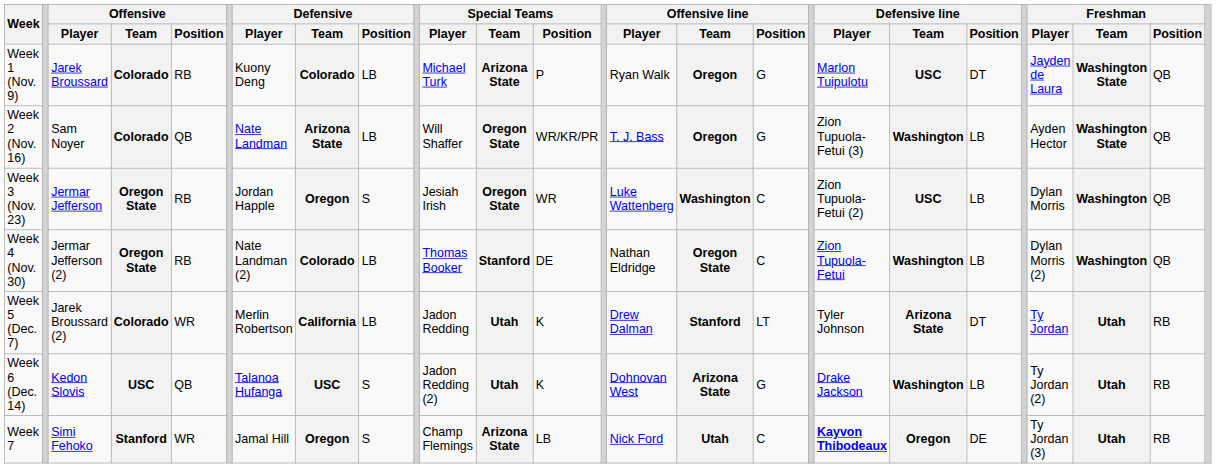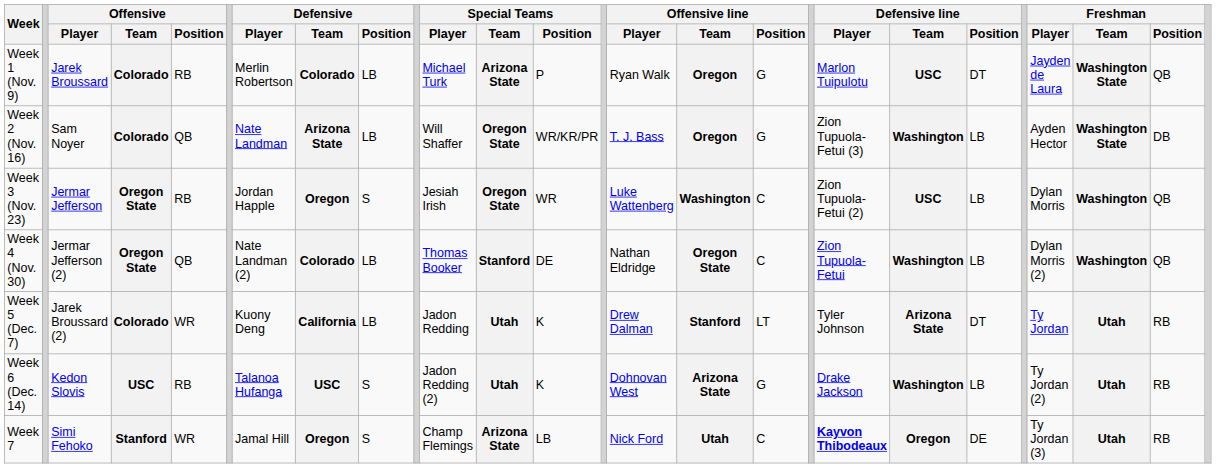(253, 75) Kuony Deng -> (264, 75) Merlin Robertson
(1162, 136) QB -> (1162, 136) DB
(183, 260) RB -> (183, 260) QB
(264, 322) Merlin Robertson -> (253, 322) Kuony Deng
(183, 384) QB -> (183, 384) RB
